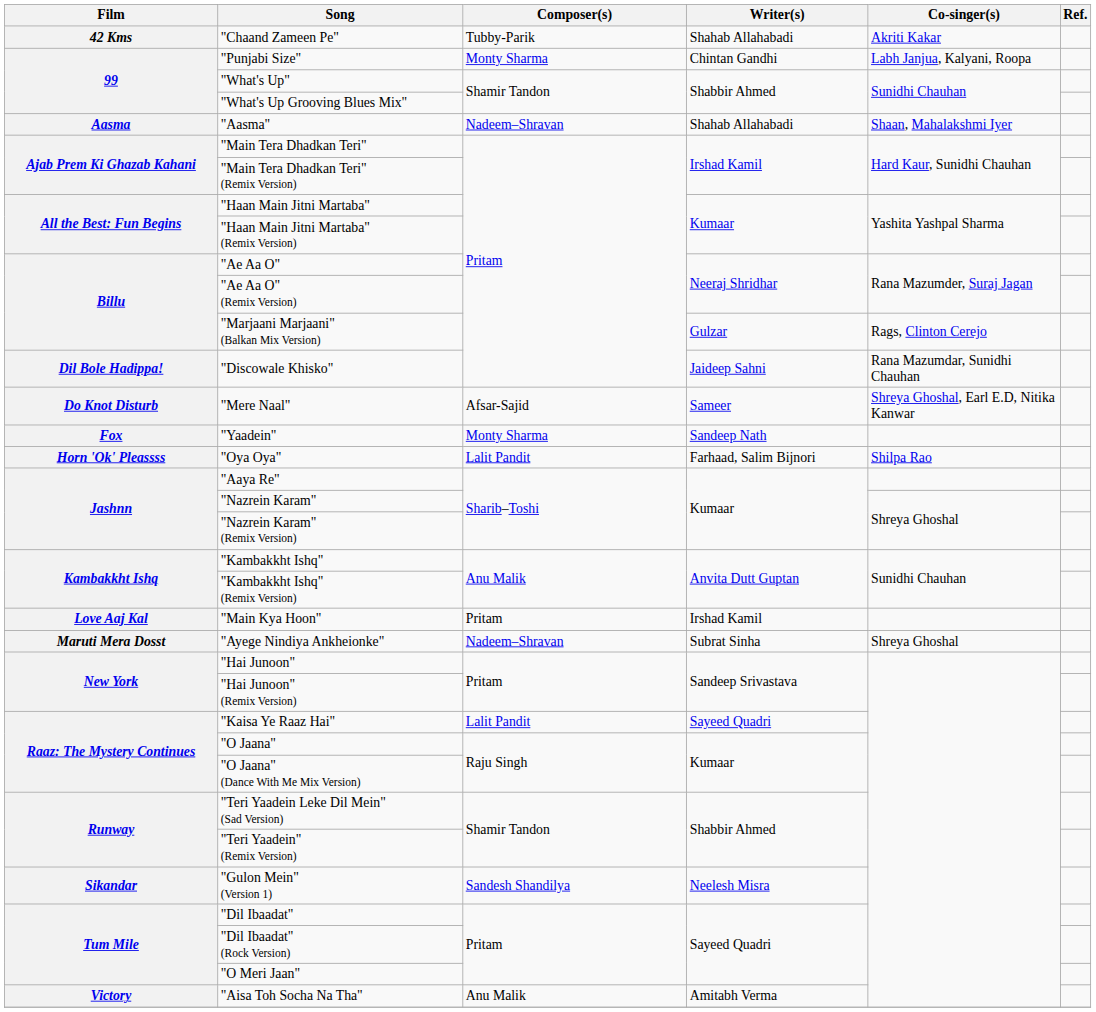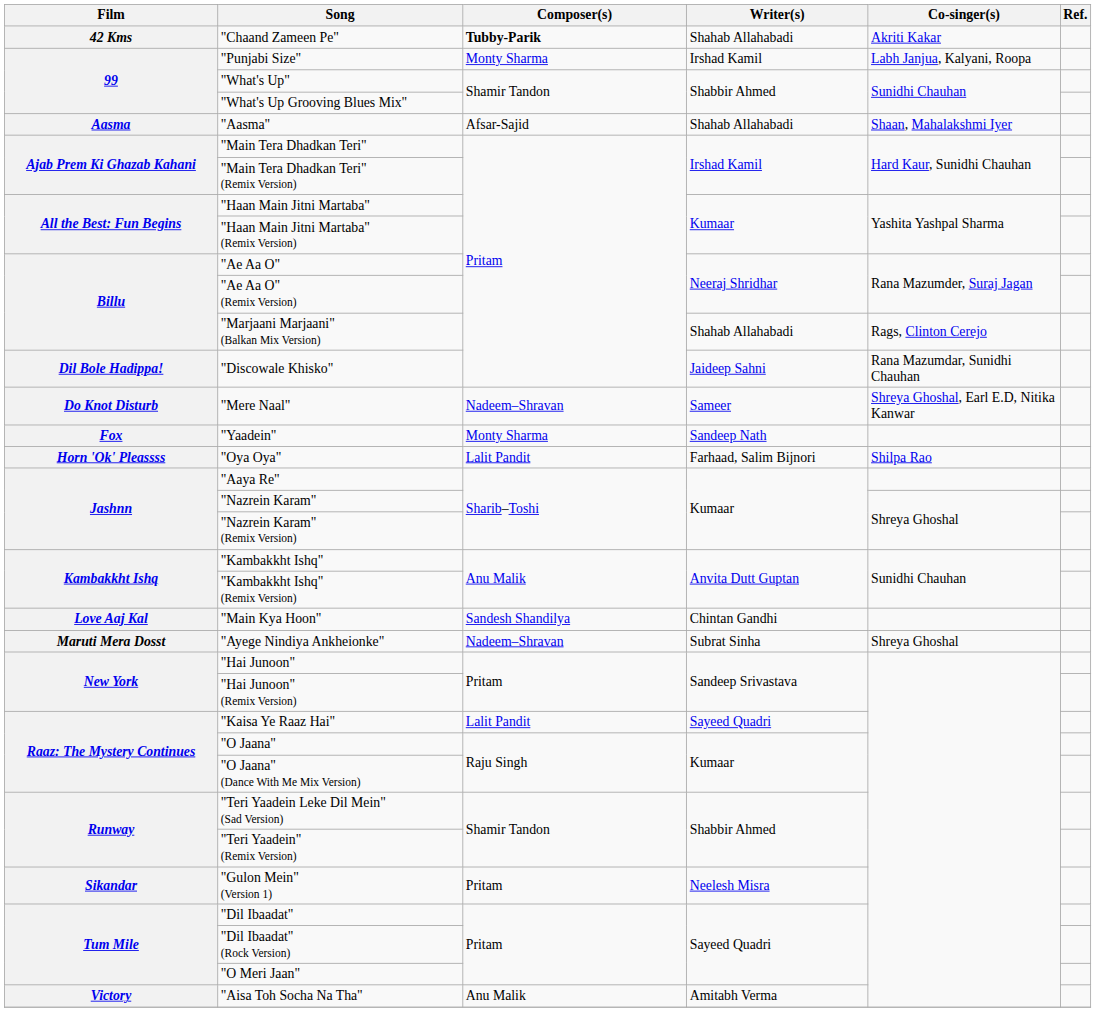(500, 37) normal -> (503, 37) bold
(733, 59) Chintan Gandhi -> (726, 59) Irshad Kamil
(515, 124) Nadeem–Shravan -> (497, 124) Afsar-Sajid
(708, 331) Gulzar -> (742, 331) Shahab Allahabadi
(497, 406) Afsar-Sajid -> (515, 406) Nadeem–Shravan
(484, 619) Pritam -> (518, 619) Sandesh Shandilya
(726, 619) Irshad Kamil -> (733, 619) Chintan Gandhi
(518, 885) Sandesh Shandilya -> (484, 885) Pritam
